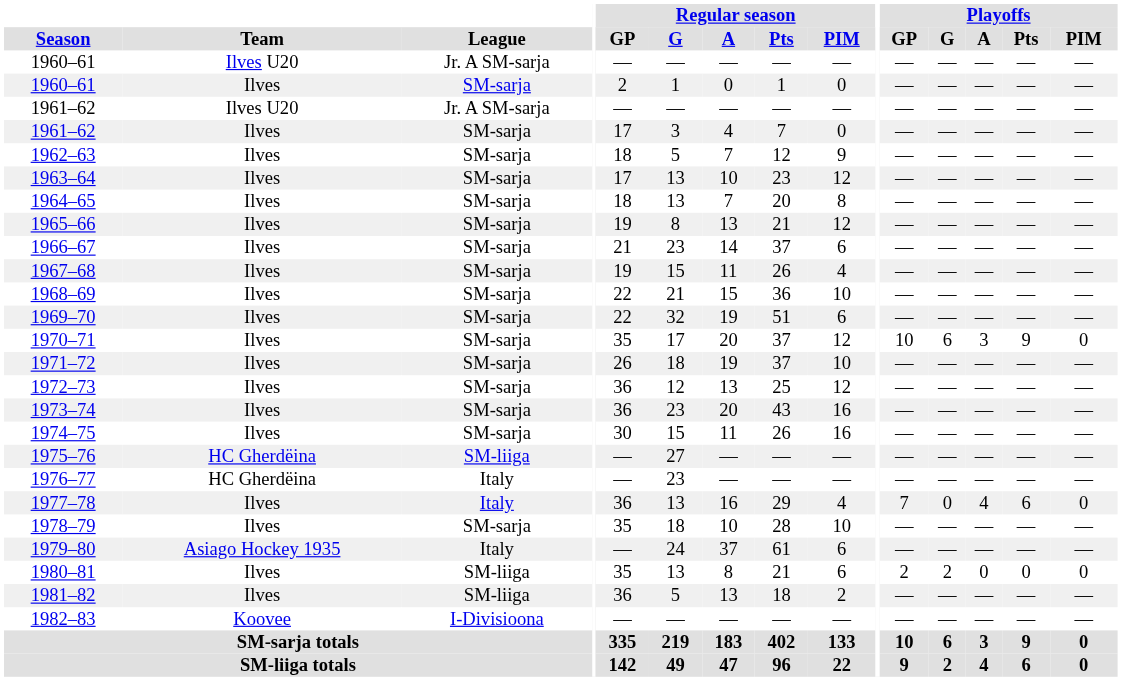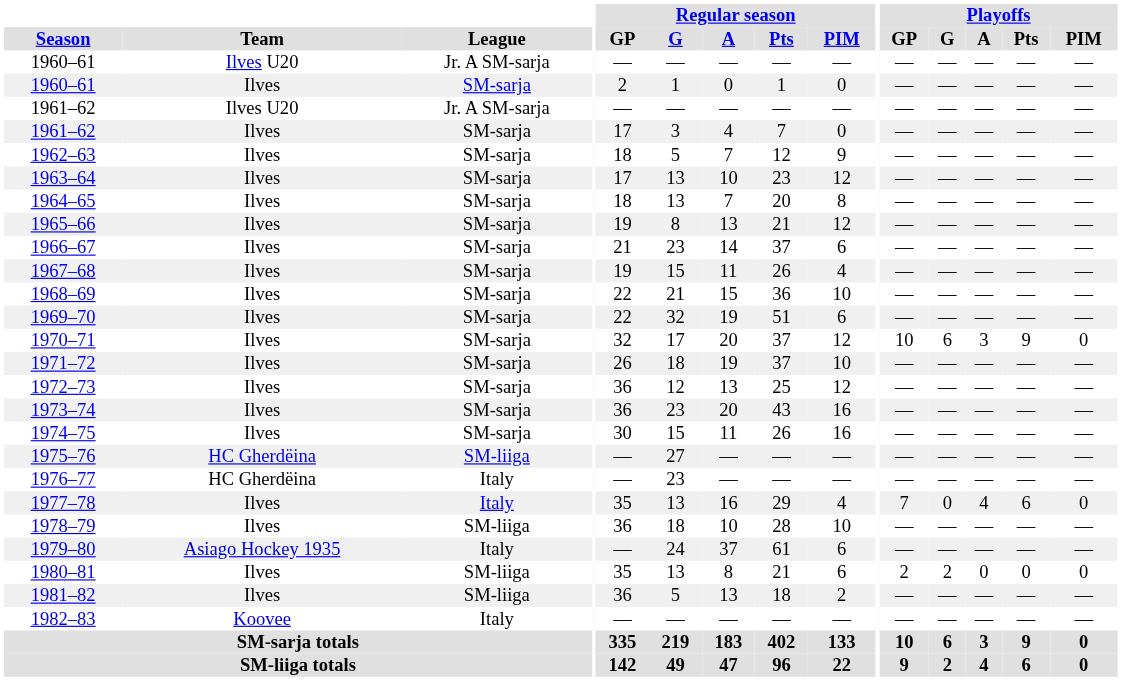(622, 340) 35 -> (622, 340) 32
(622, 502) 36 -> (622, 502) 35
(497, 525) SM-sarja -> (497, 525) SM-liiga
(622, 525) 35 -> (622, 525) 36
(497, 618) I-Divisioona -> (497, 618) Italy
